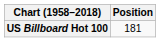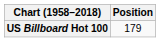(133, 28) 181 -> (133, 28) 179
